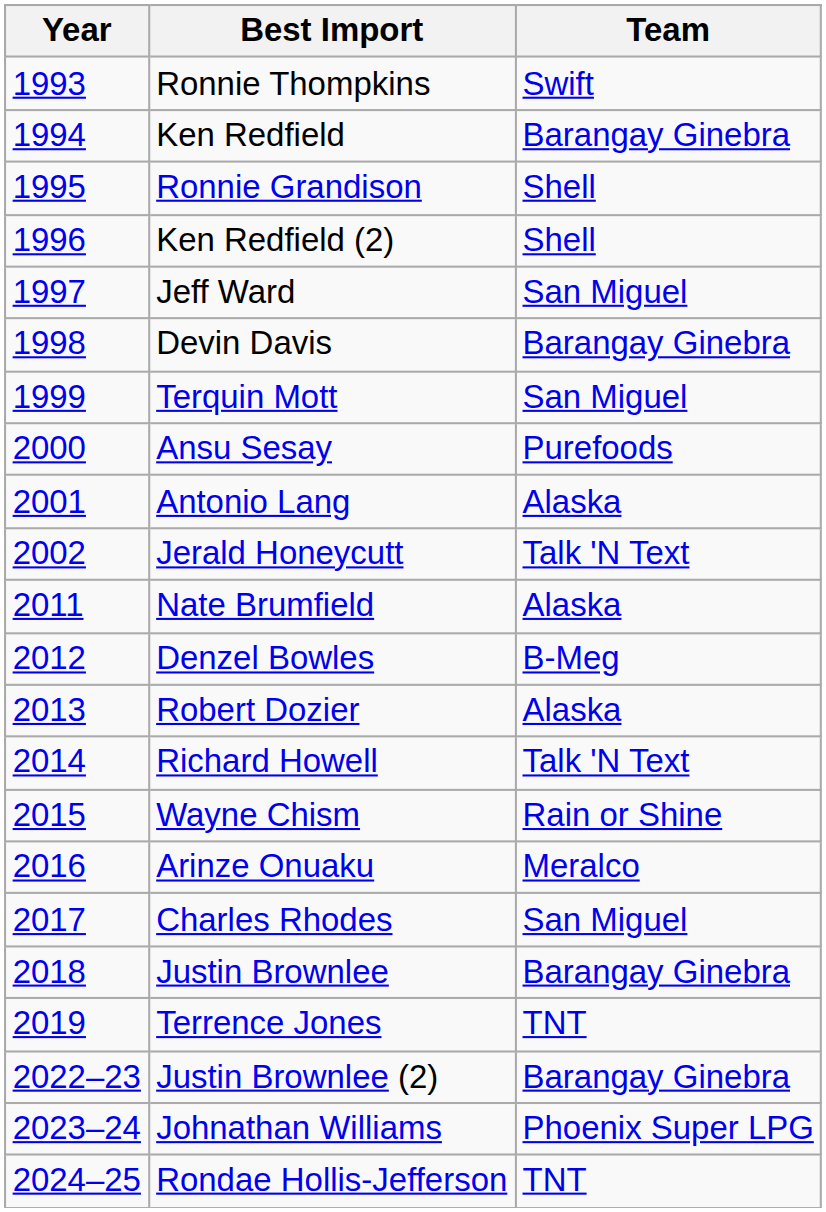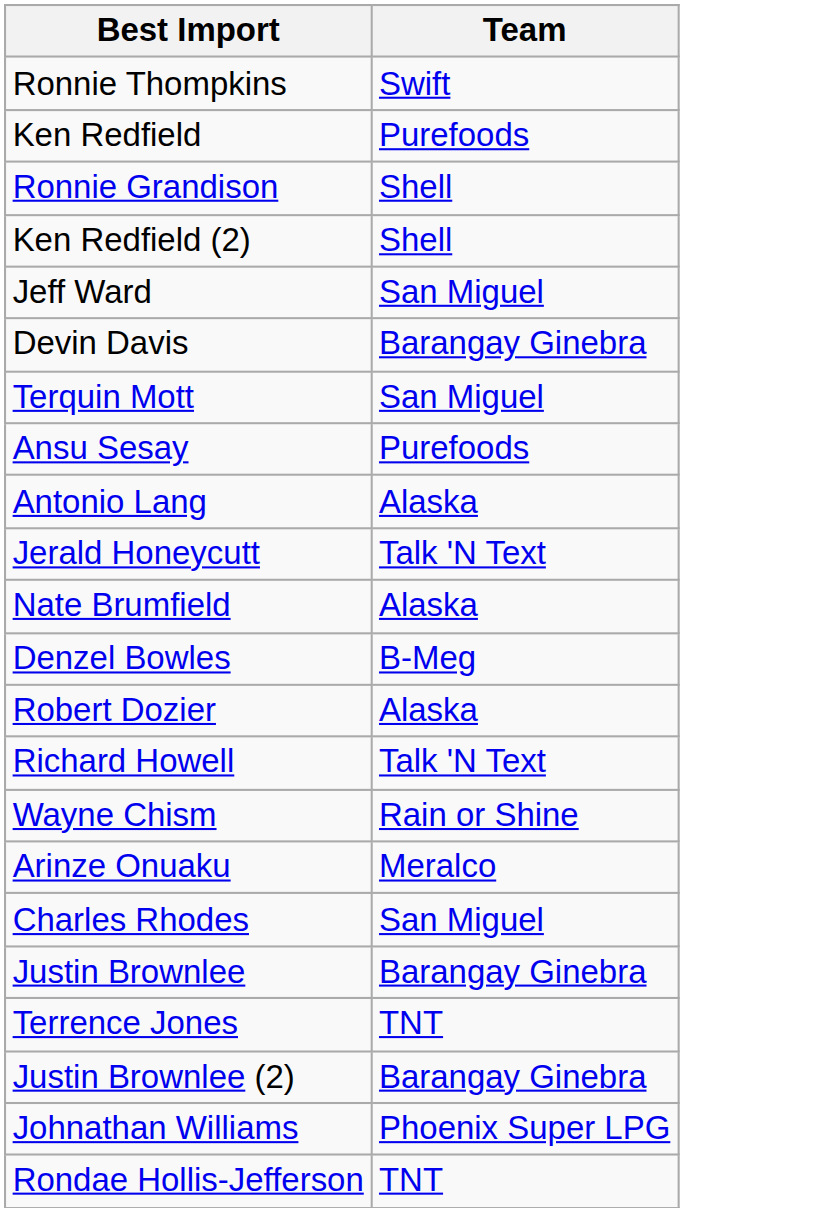- column: (77, 30)
(656, 135) Barangay Ginebra -> (454, 135) Purefoods
